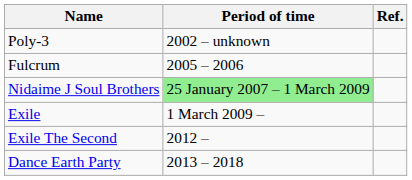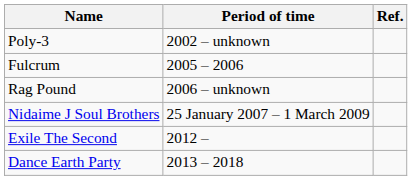+ row: (42, 89)
(268, 89) lightgreen background -> (268, 114) no background
- row: (24, 114)
